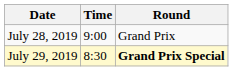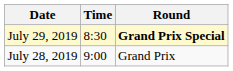rows swapped: (42, 35) <-> (42, 55)
